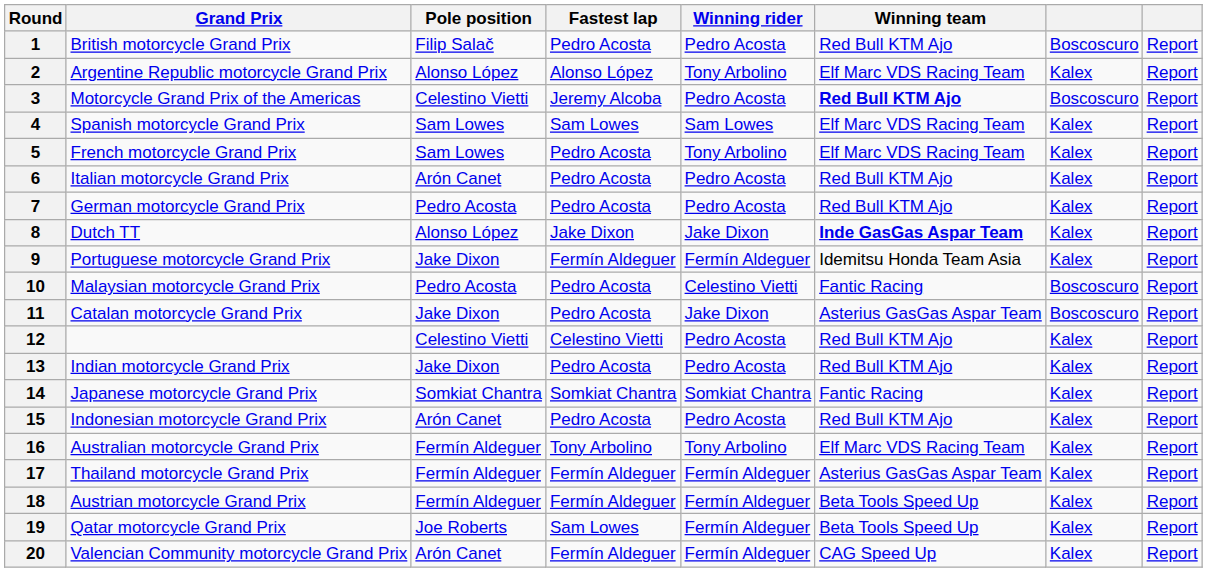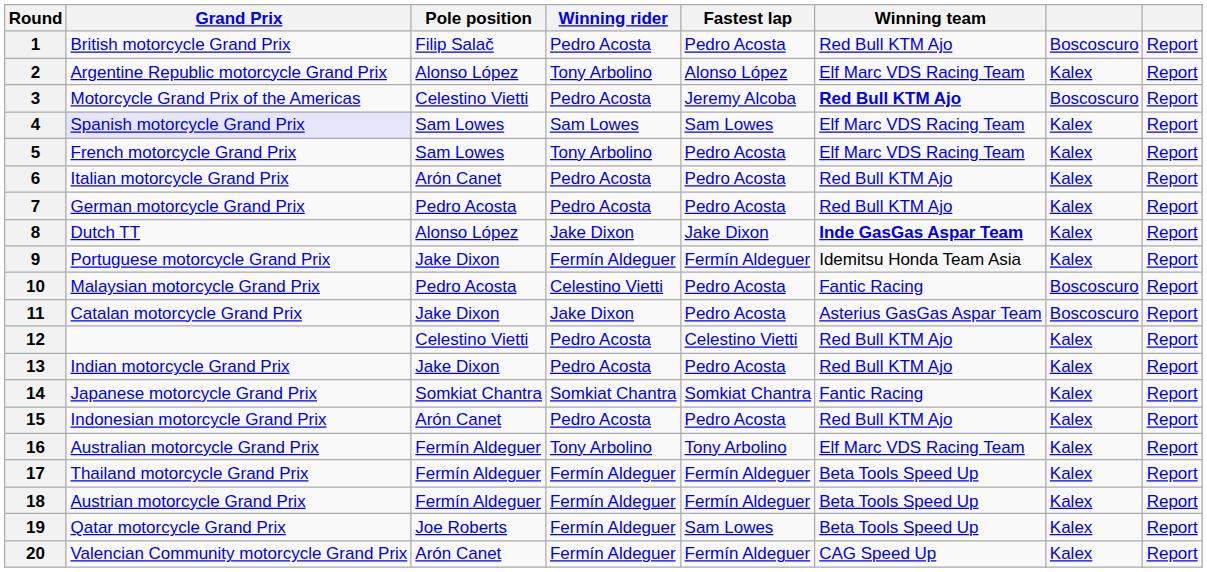columns swapped: (613, 18) <-> (748, 18)
(188, 125) no background -> (188, 125) lavender background
(930, 473) Asterius GasGas Aspar Team -> (899, 473) Beta Tools Speed Up
